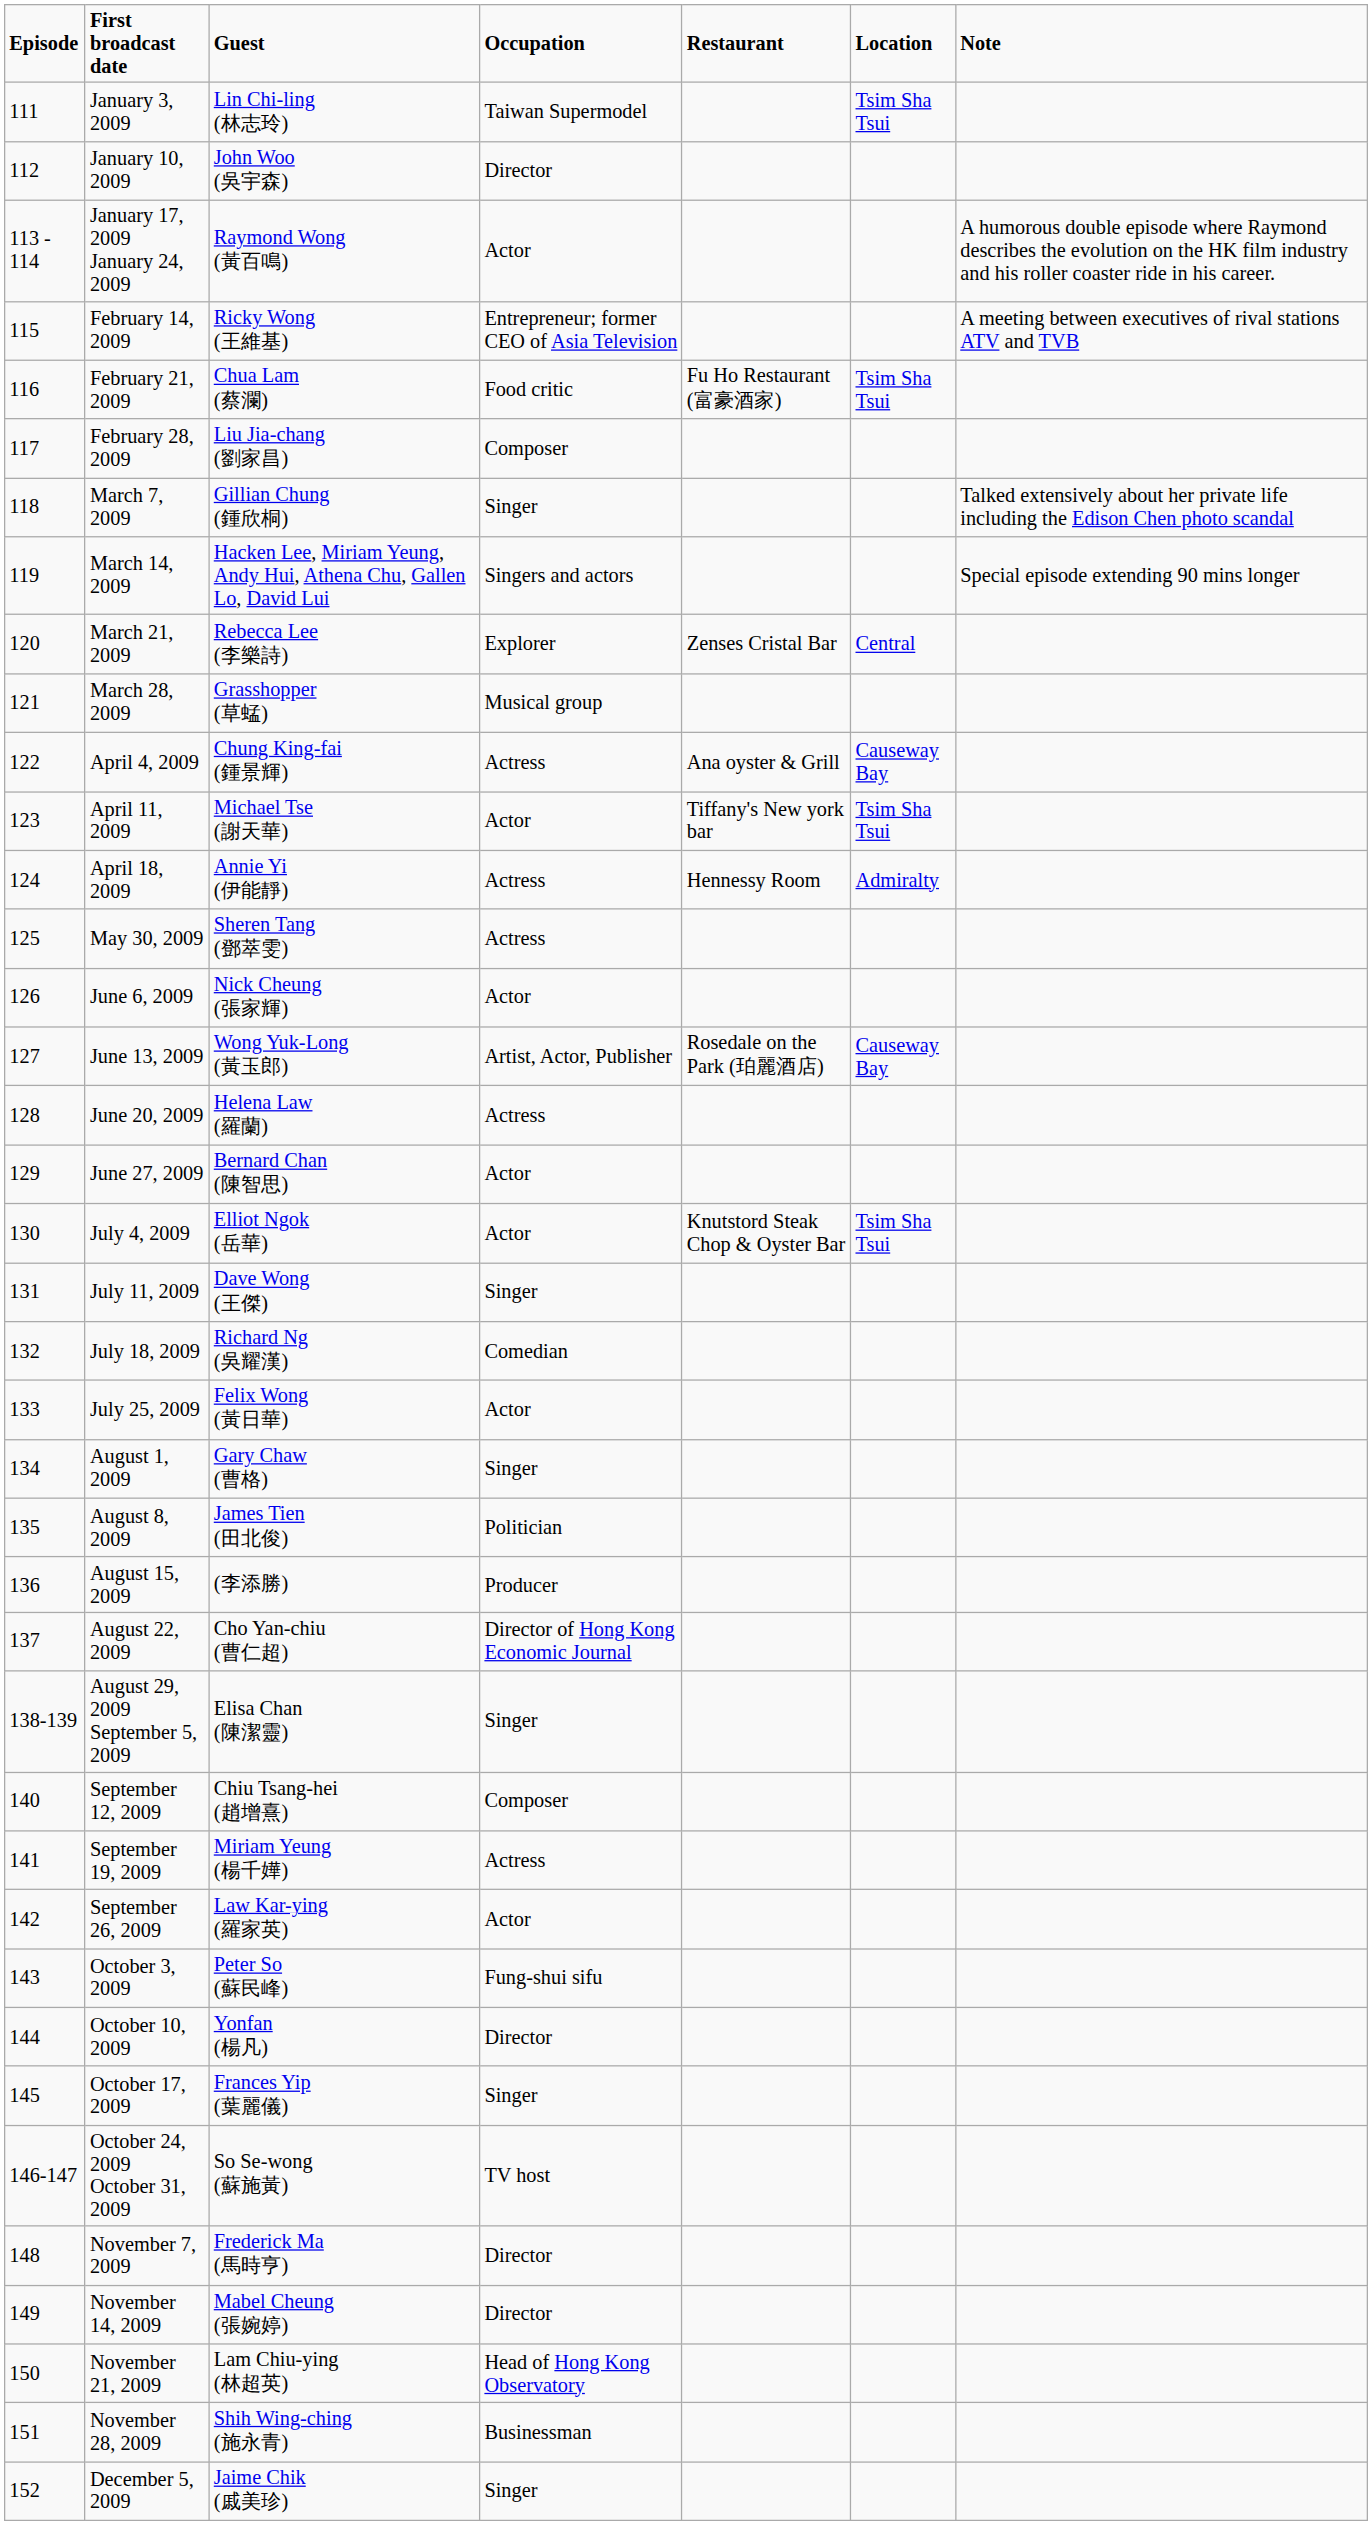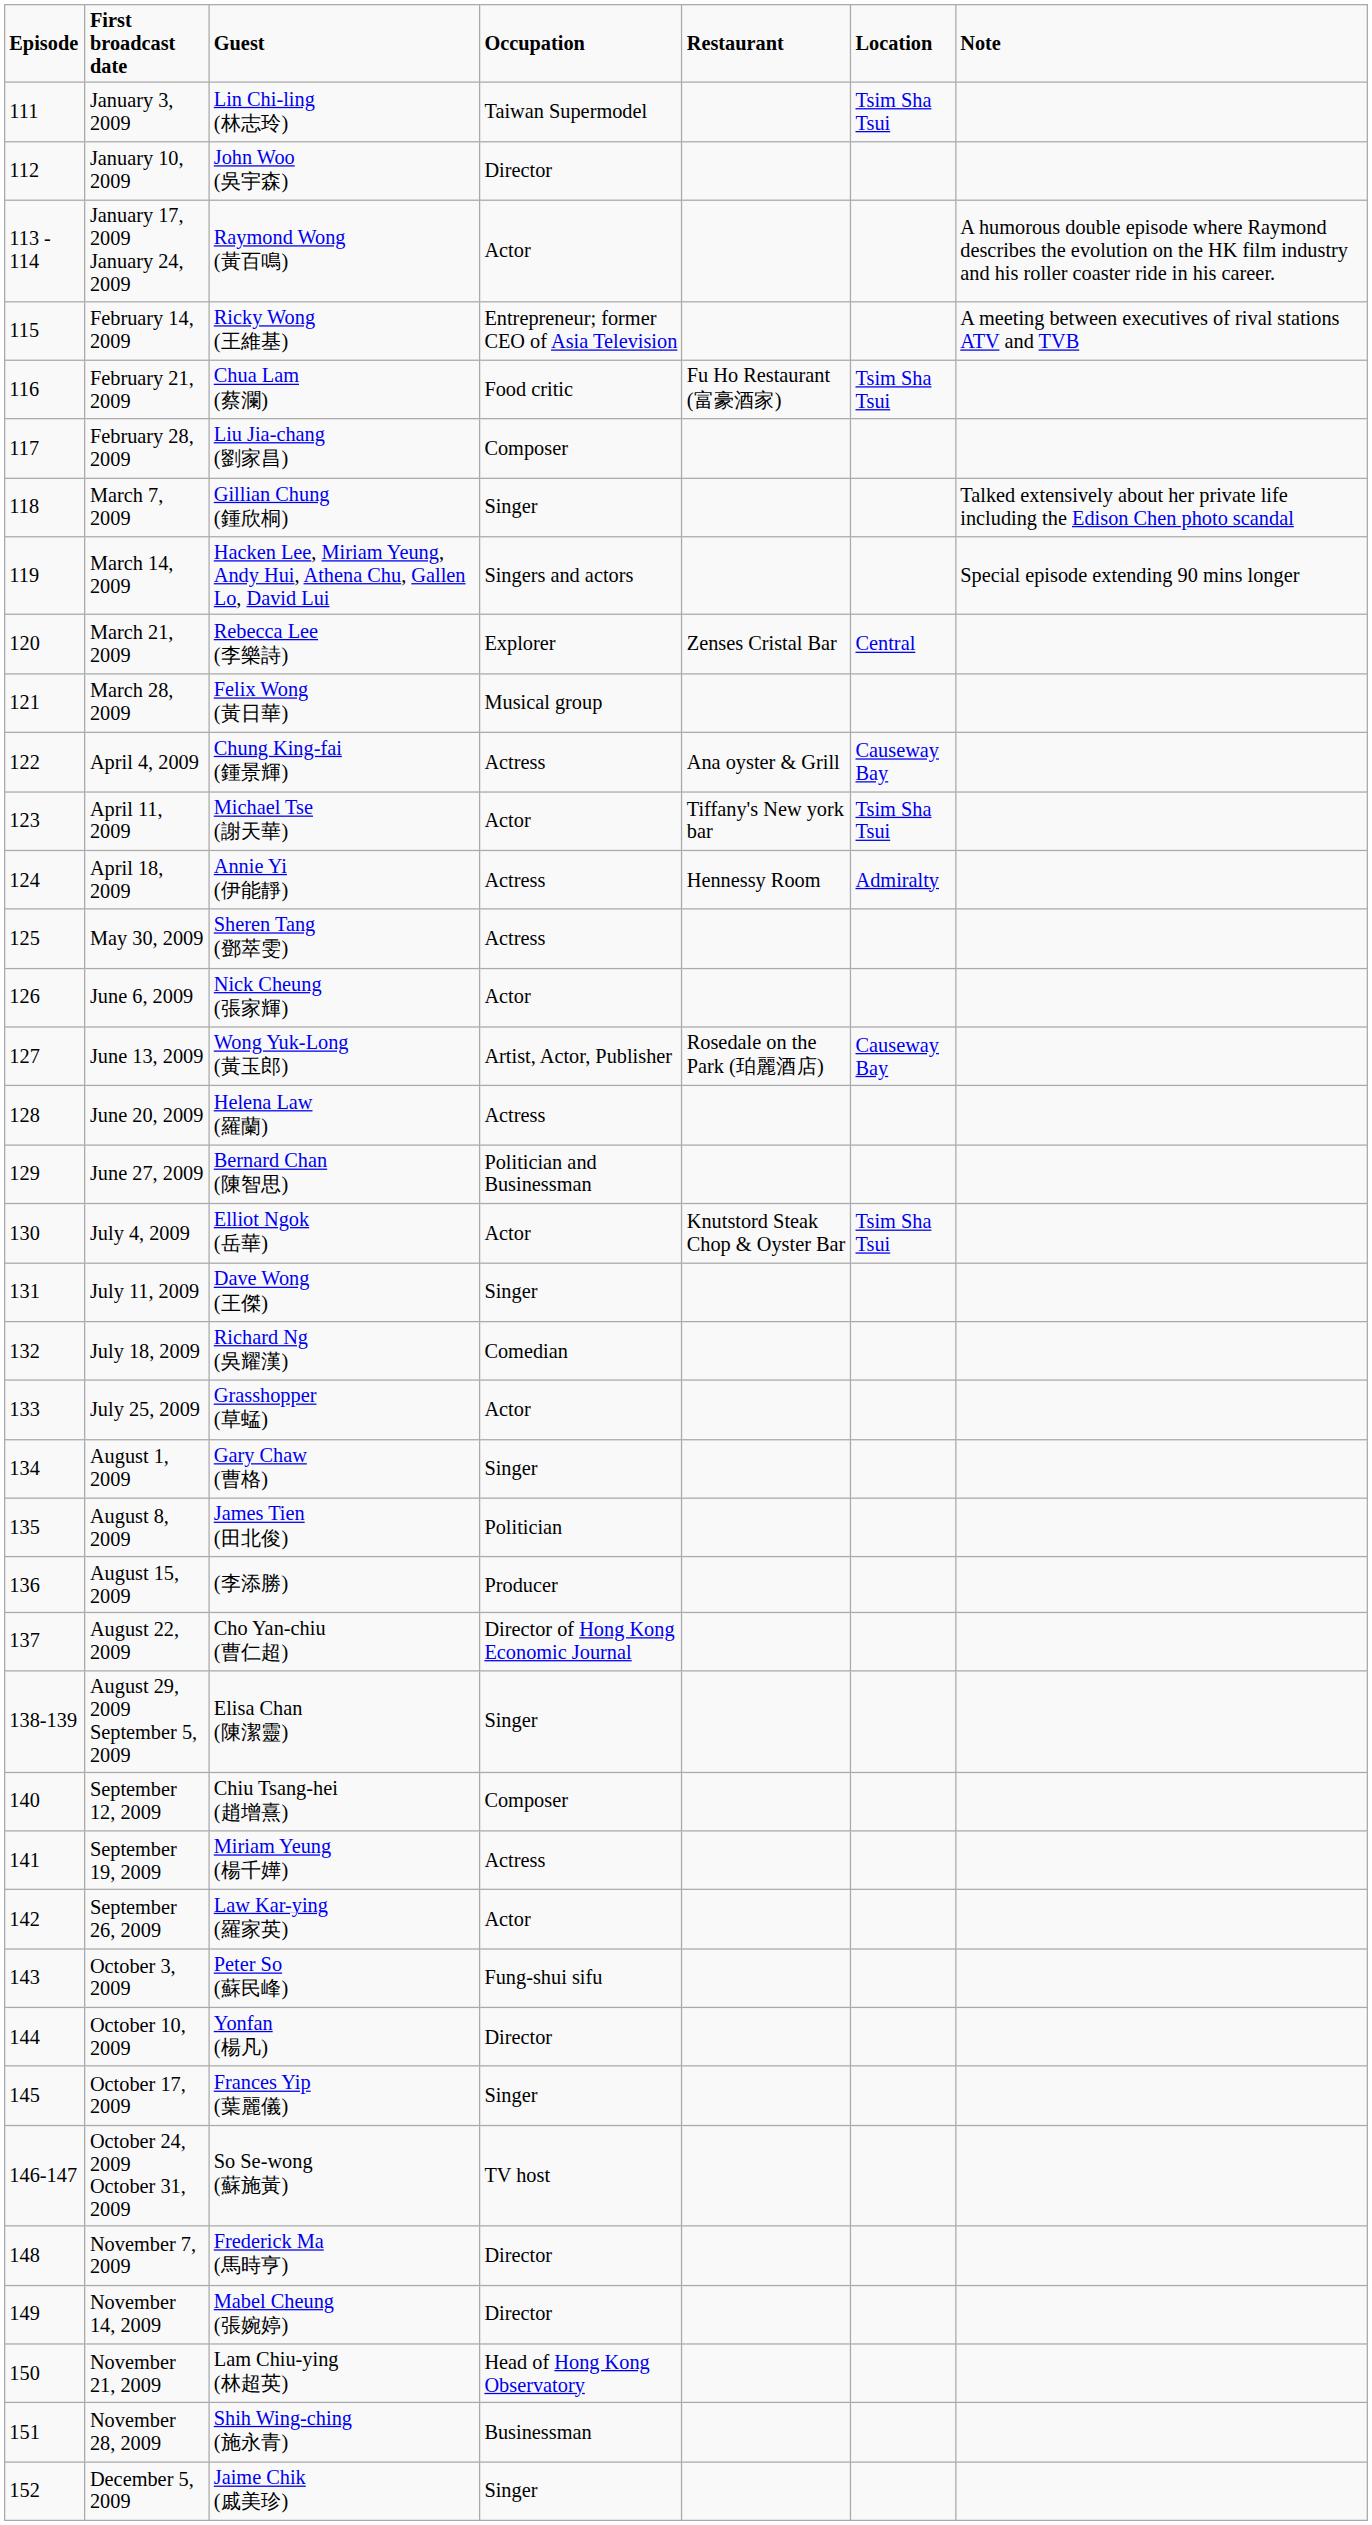(265, 701) Grasshopper (草蜢) -> (261, 701) Felix Wong (黃日華)
(508, 1174) Actor -> (541, 1174) Politician and Businessman
(261, 1408) Felix Wong (黃日華) -> (265, 1408) Grasshopper (草蜢)
